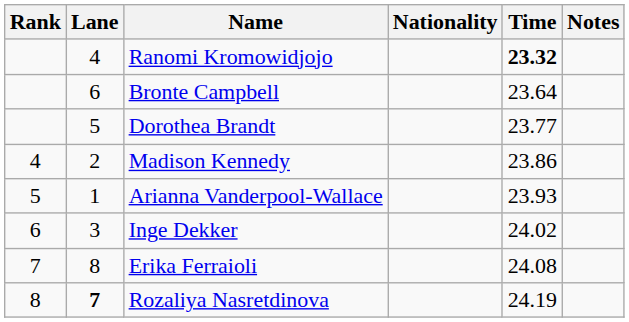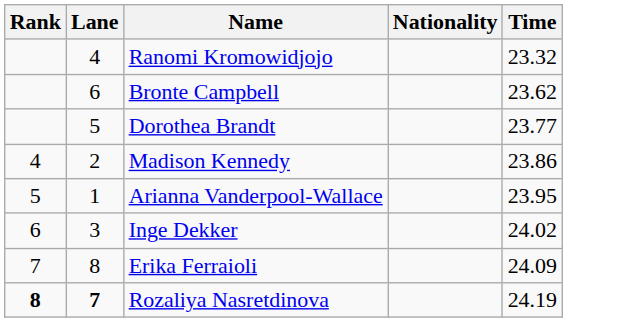- column: (593, 21)
(532, 56) bold -> (532, 56) normal
(532, 91) 23.64 -> (532, 91) 23.62
(532, 195) 23.93 -> (532, 195) 23.95
(532, 265) 24.08 -> (532, 265) 24.09
(35, 299) normal -> (35, 299) bold
